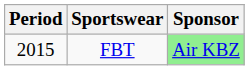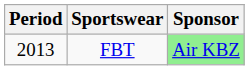(36, 49) 2015 -> (36, 49) 2013
